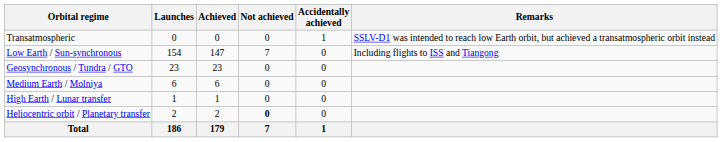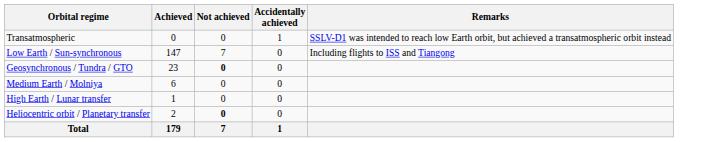- column: (174, 17)
(267, 68) normal -> (223, 68) bold
